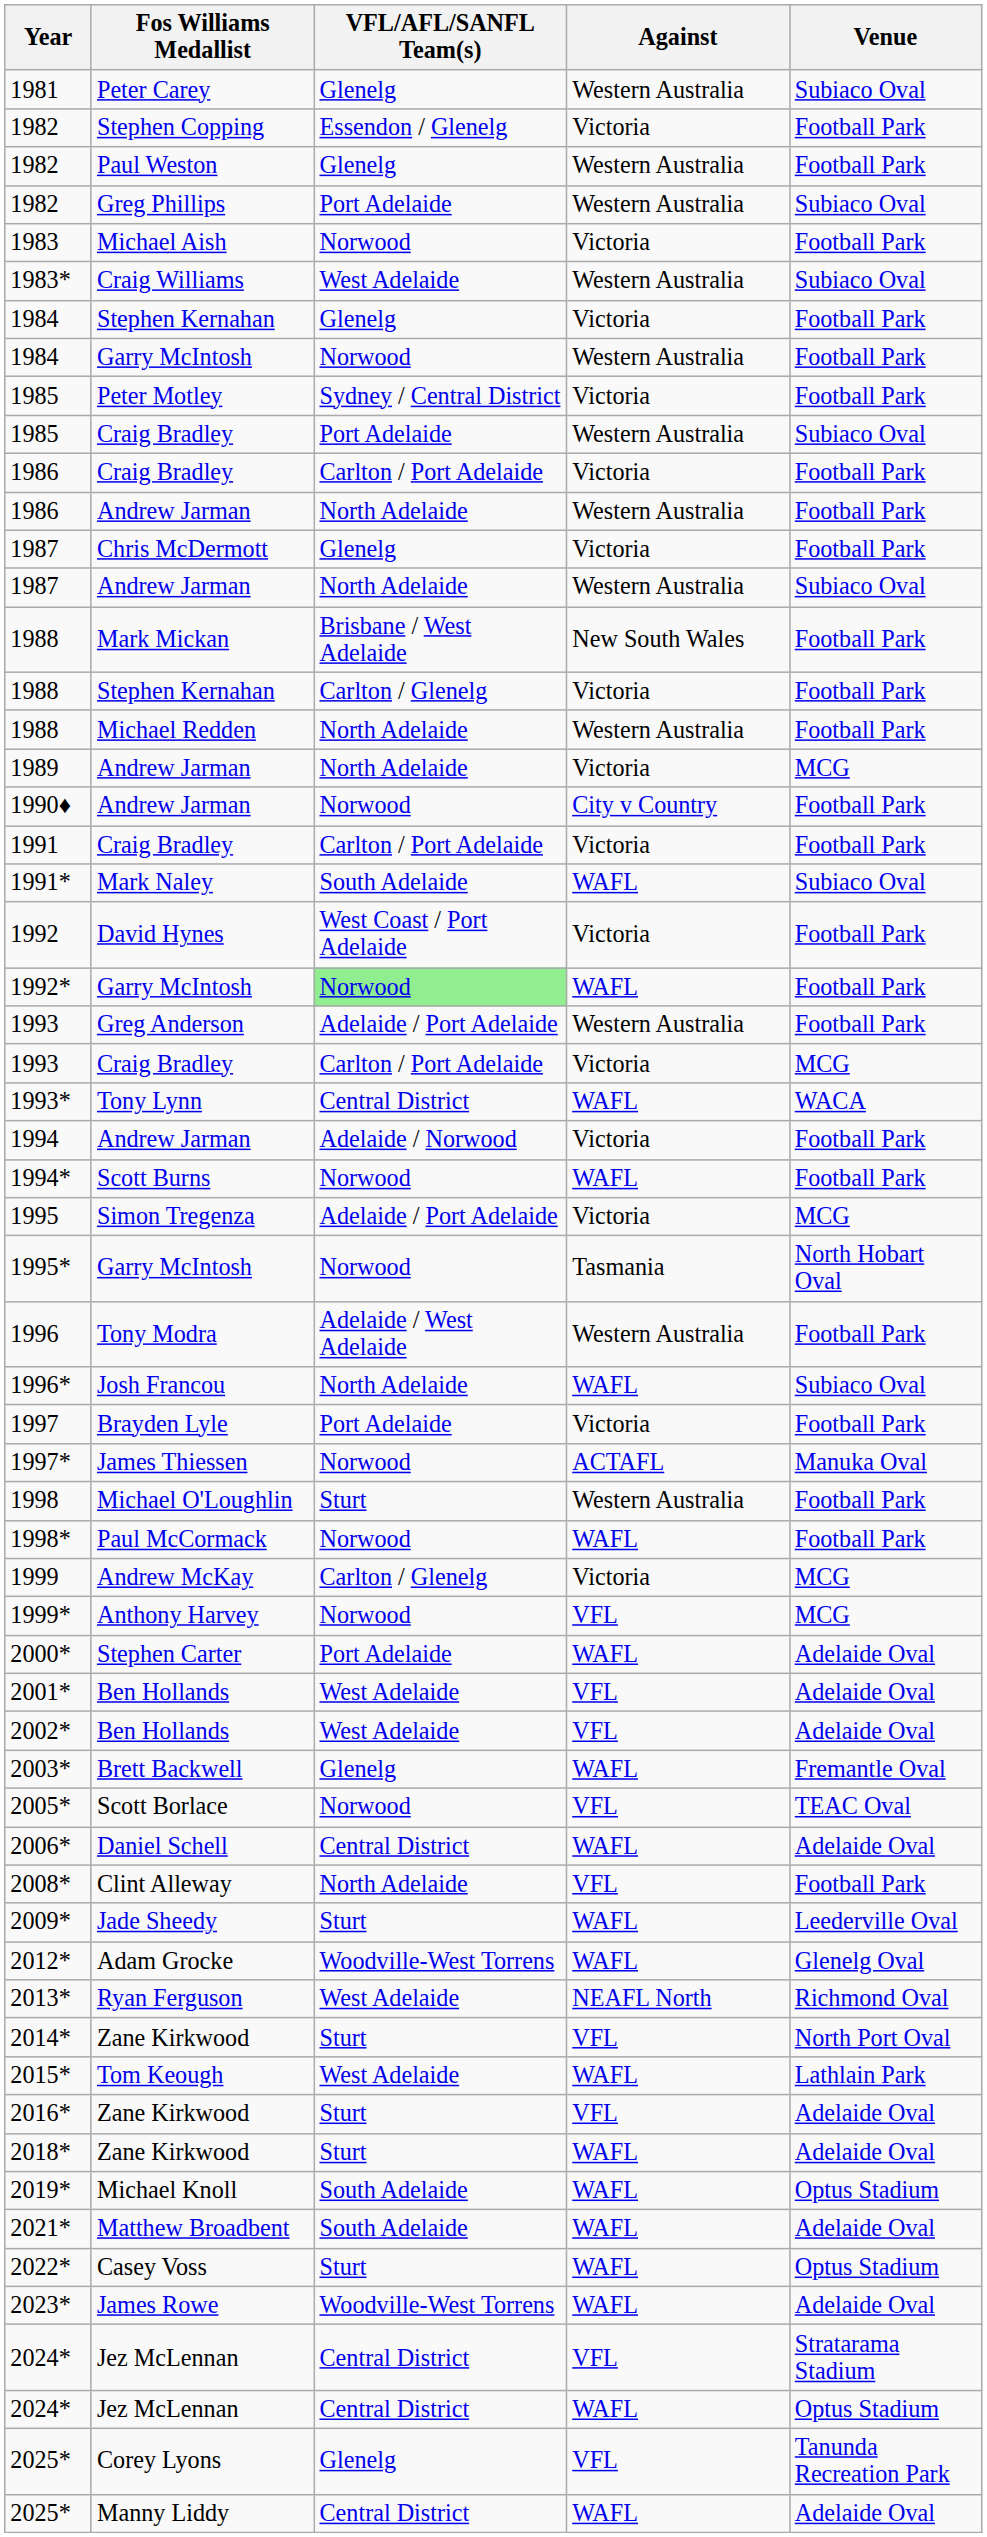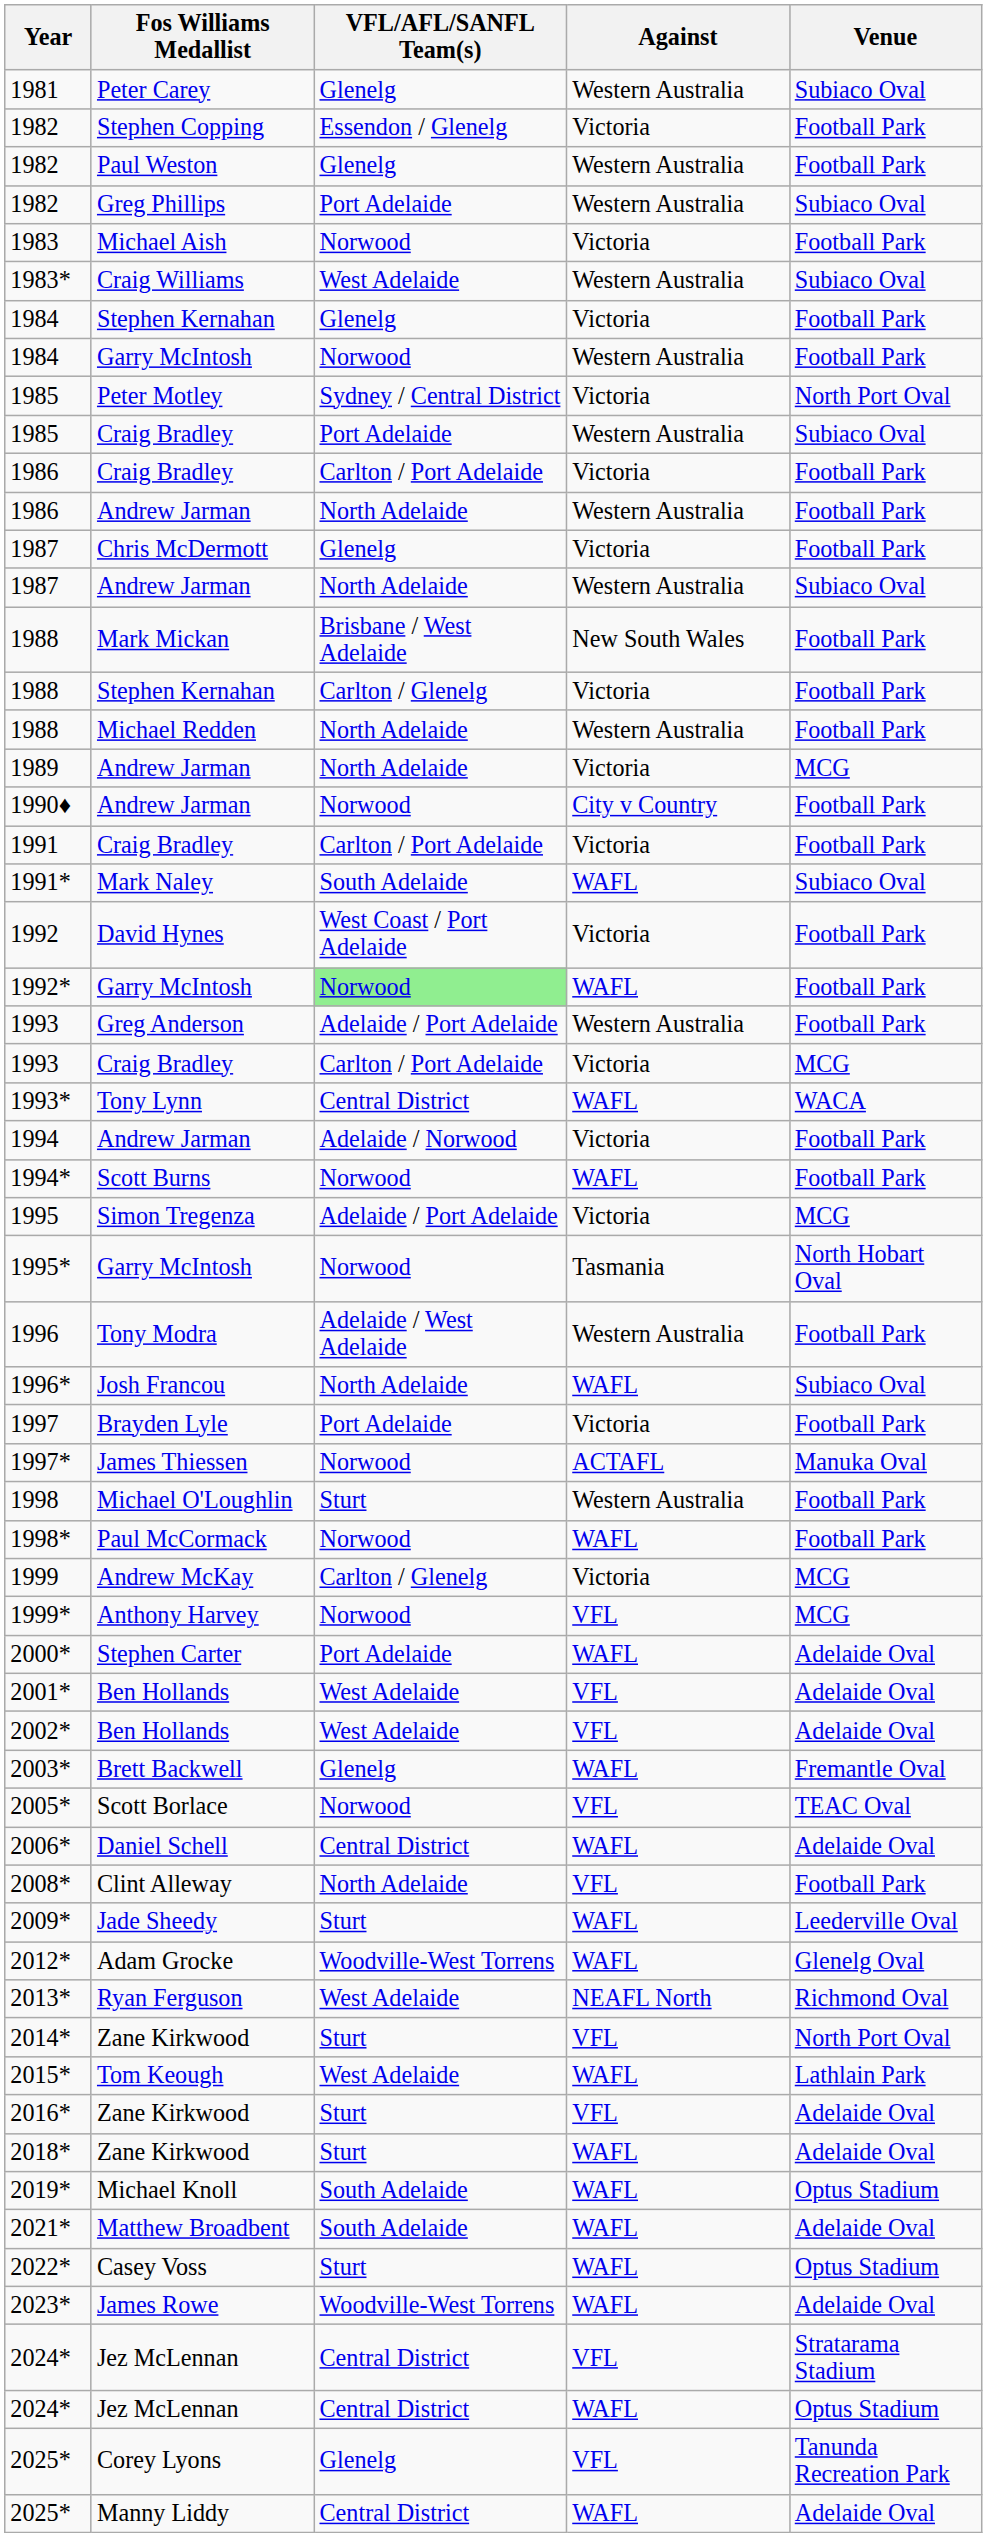(860, 395) Football Park -> (873, 395) North Port Oval
